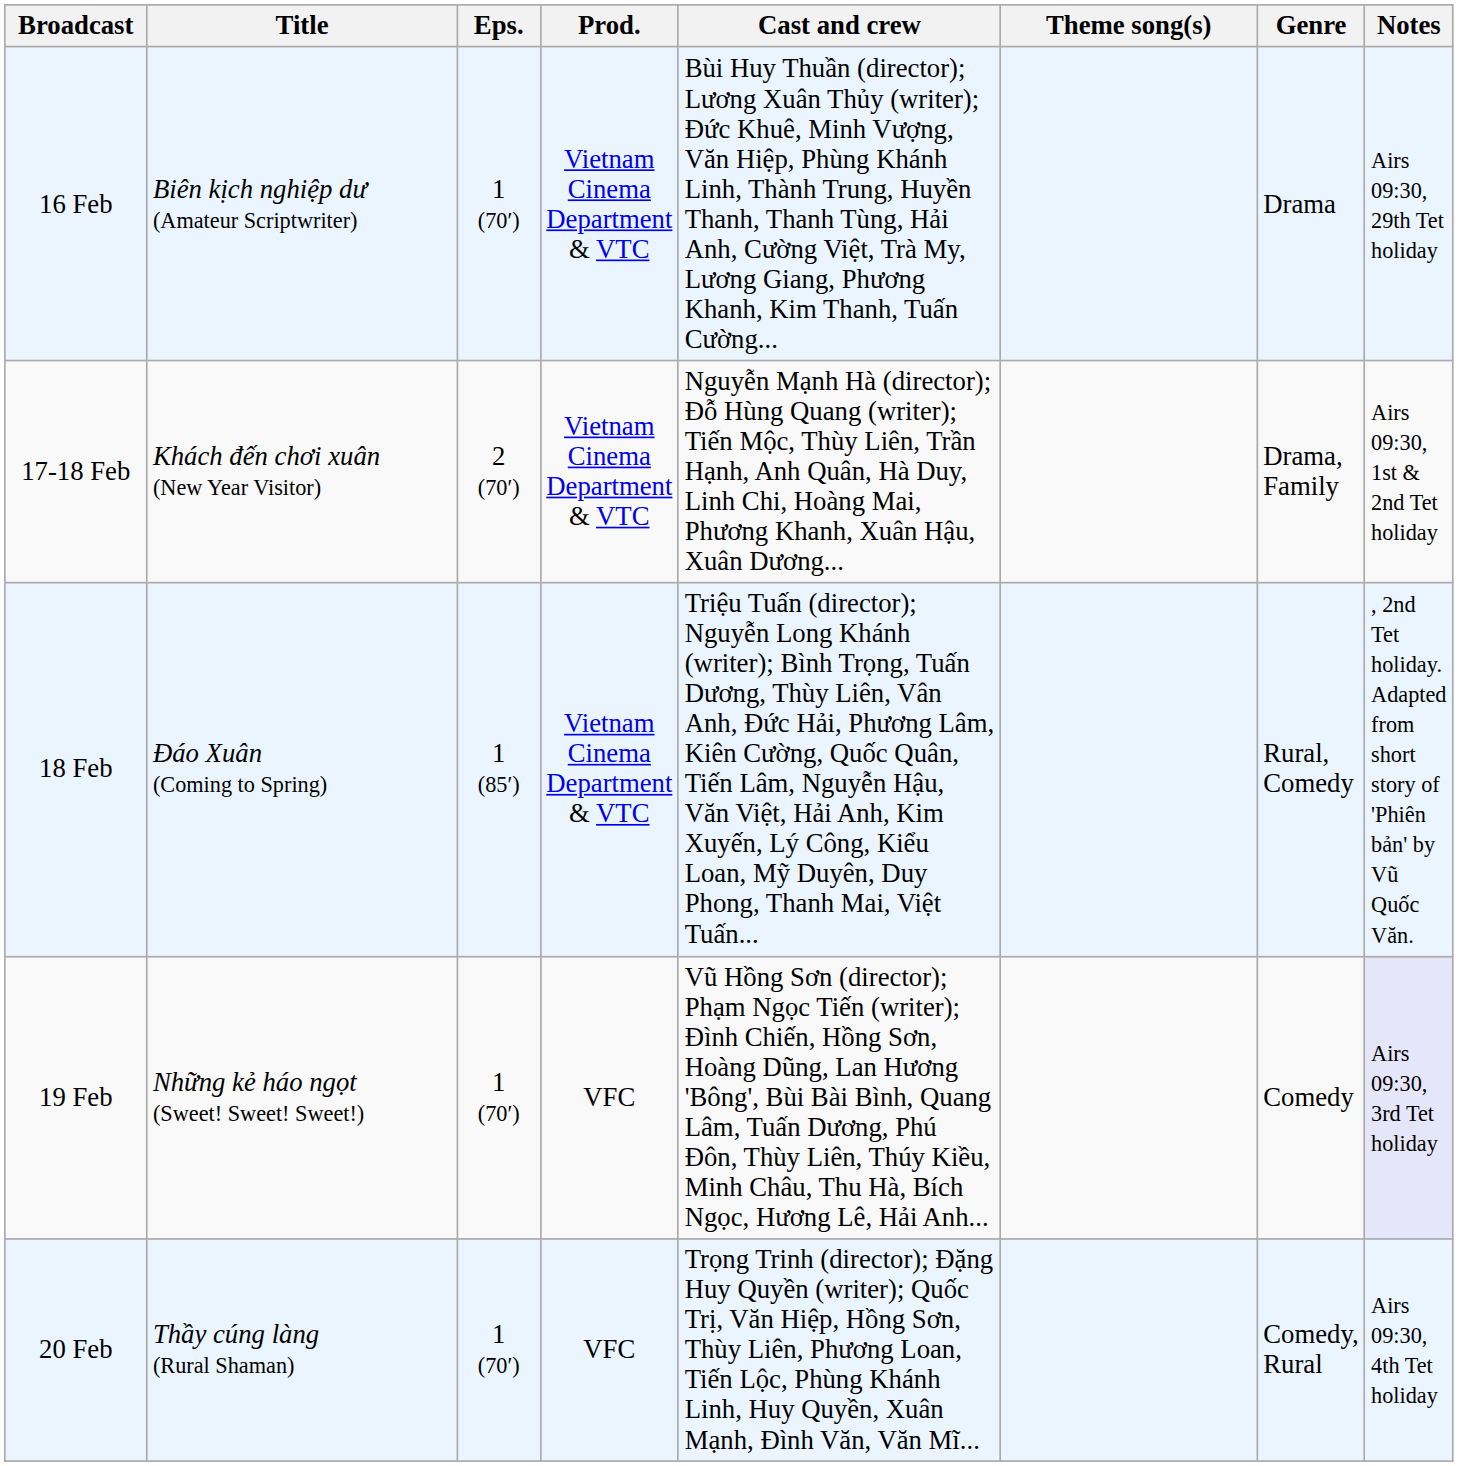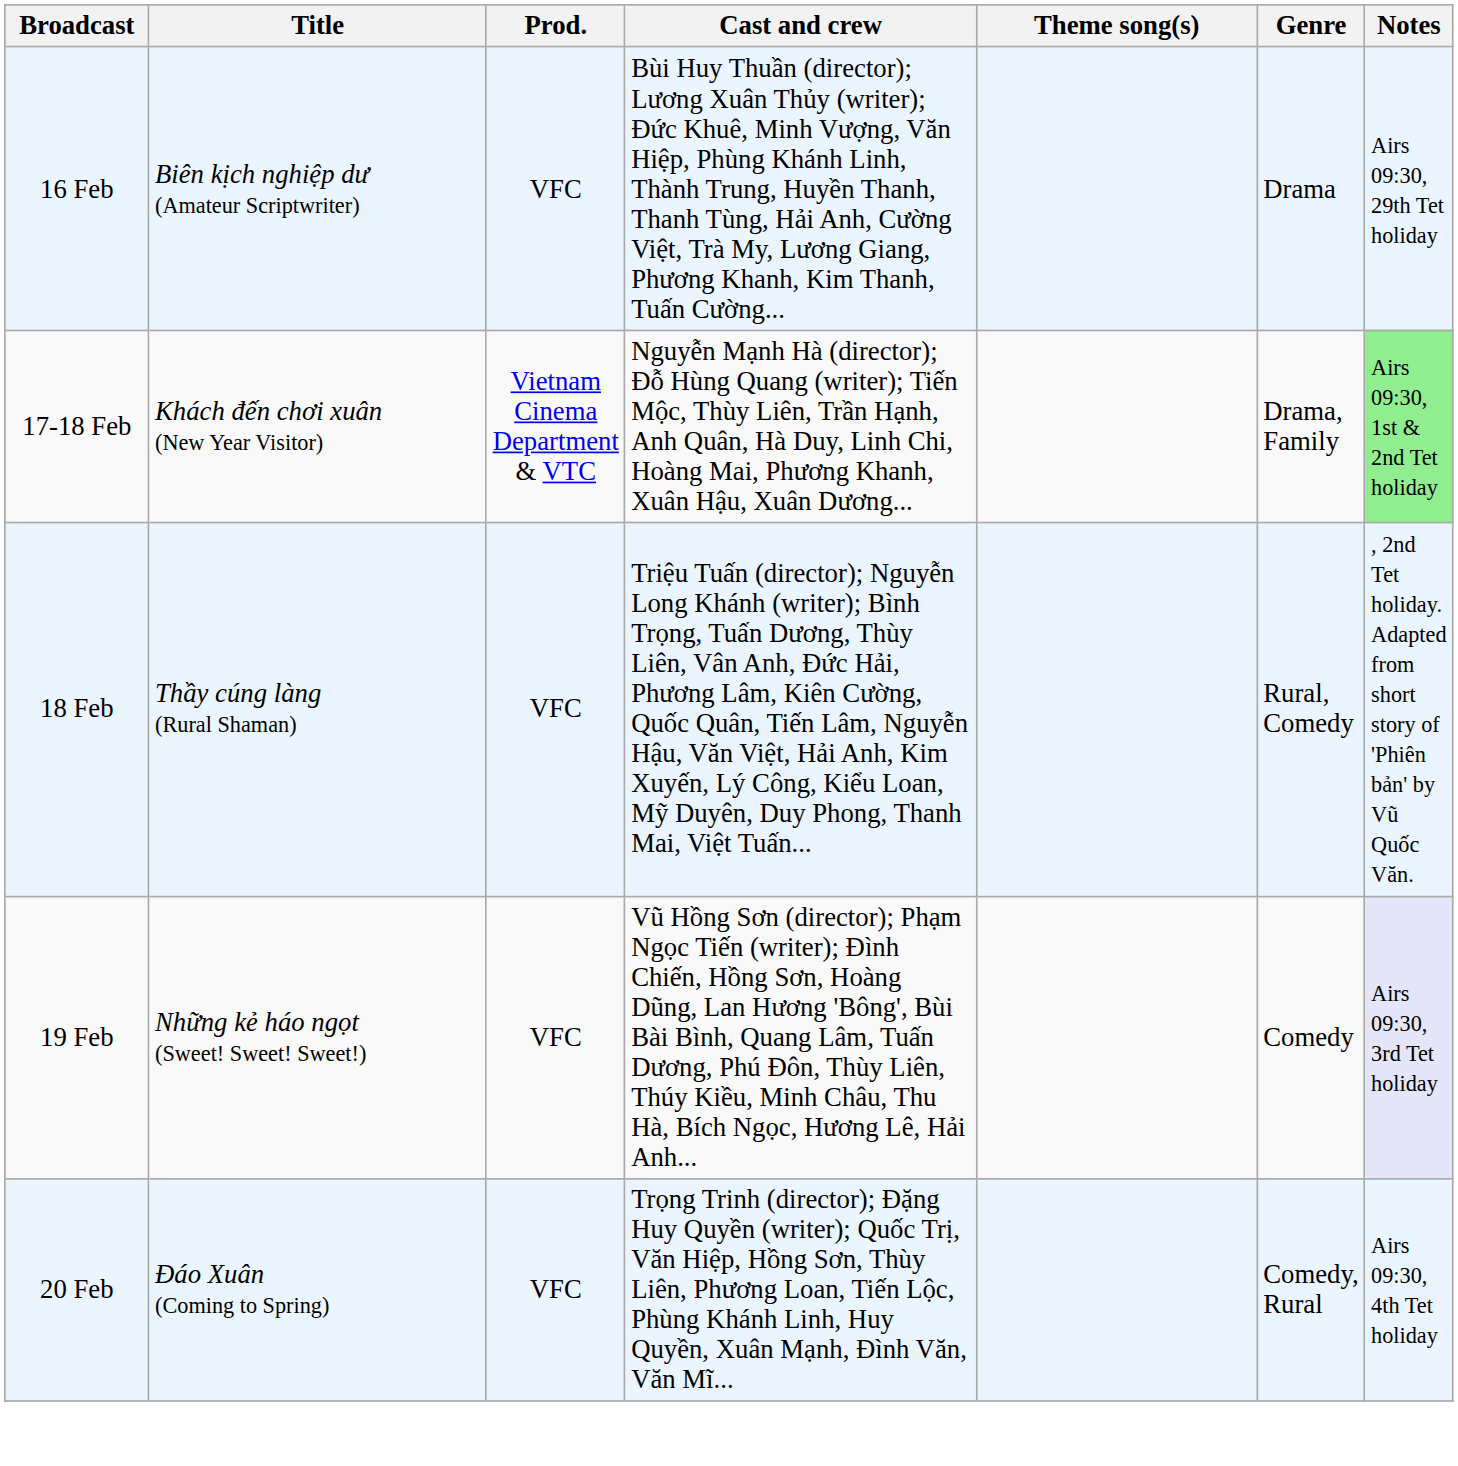- column: (499, 25)
(609, 203) Vietnam Cinema Department & VTC -> (556, 188) VFC
(1404, 472) no background -> (1404, 427) lightgreen background
(240, 769) Đáo Xuân (Coming to Spring) -> (238, 708) Thầy cúng làng (Rural Shaman)
(609, 769) Vietnam Cinema Department & VTC -> (556, 708) VFC
(236, 1349) Thầy cúng làng (Rural Shaman) -> (242, 1289) Đáo Xuân (Coming to Spring)
